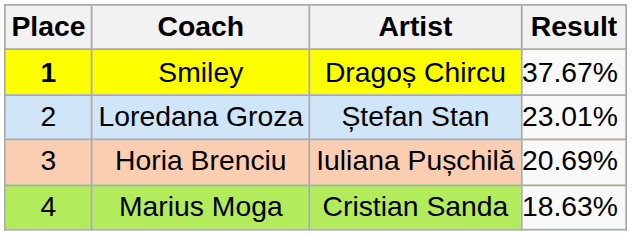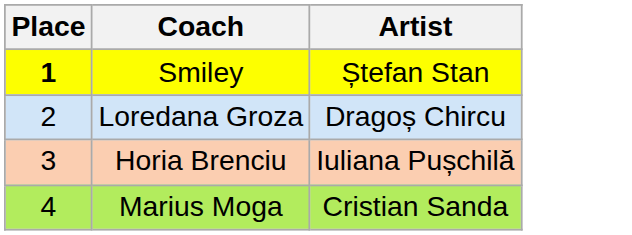- column: (574, 26)
(415, 71) Dragoș Chircu -> (415, 71) Ștefan Stan
(415, 116) Ștefan Stan -> (415, 116) Dragoș Chircu
